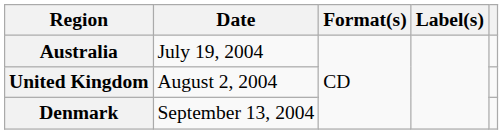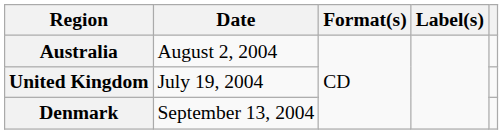(210, 50) July 19, 2004 -> (217, 50) August 2, 2004
(217, 81) August 2, 2004 -> (210, 81) July 19, 2004
